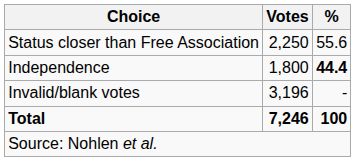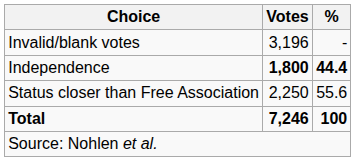rows swapped: (134, 42) <-> (74, 93)
(289, 67) normal -> (289, 67) bold
